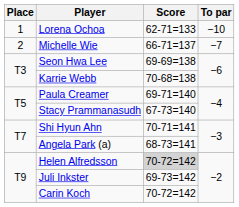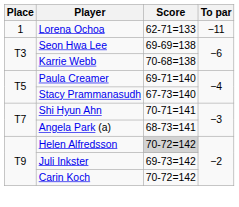(216, 29) −10 -> (216, 29) −11
- row: (68, 45)
